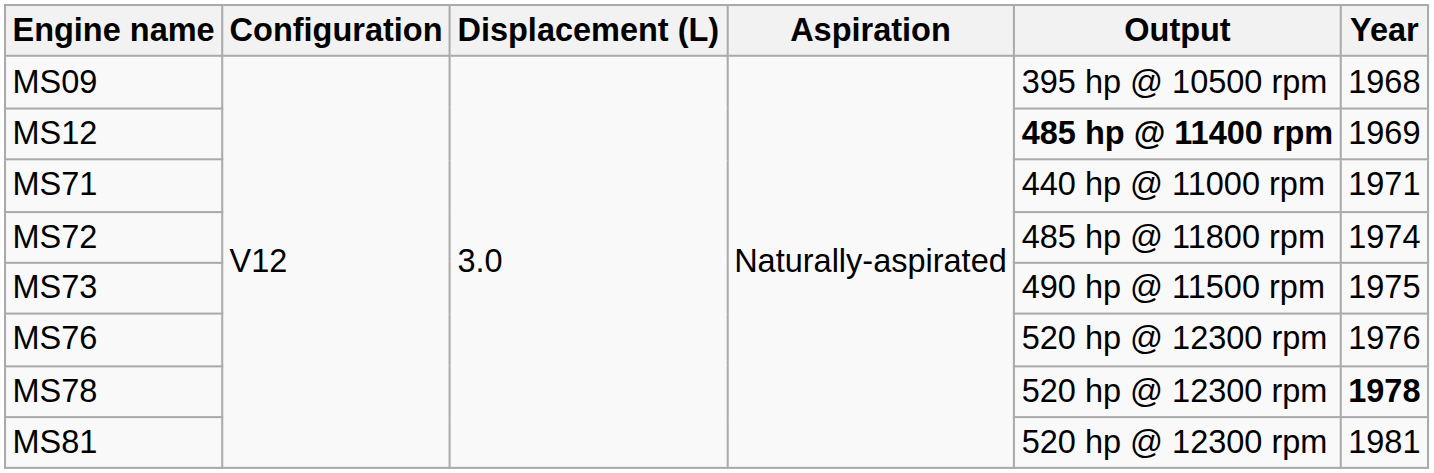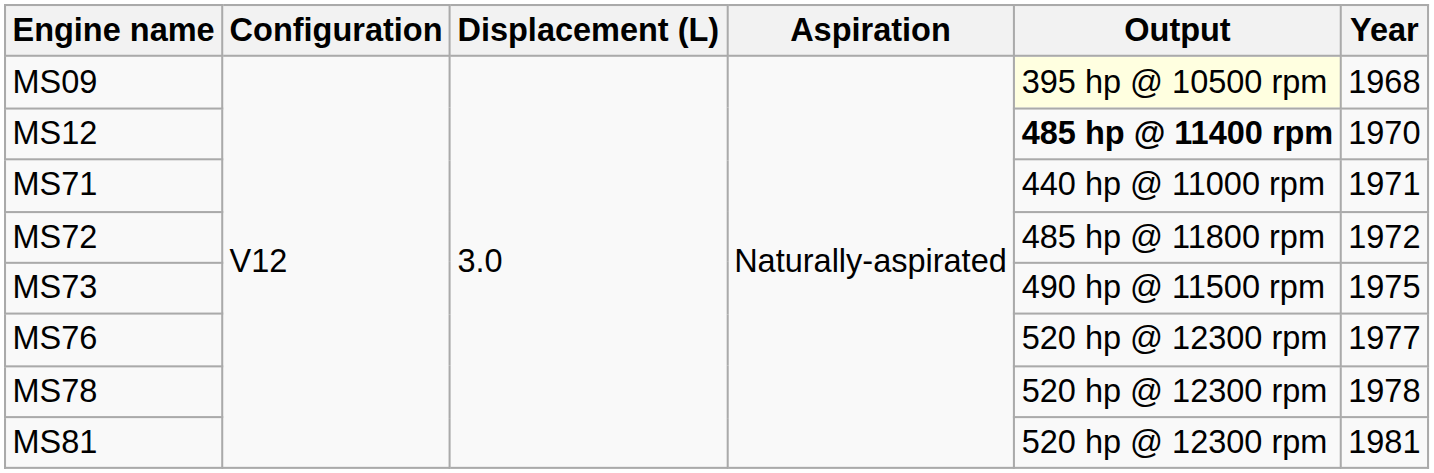(1175, 81) no background -> (1175, 81) lightyellow background
(1384, 133) 1969 -> (1384, 133) 1970
(1384, 236) 1974 -> (1384, 236) 1972
(1384, 339) 1976 -> (1384, 339) 1977
(1384, 390) bold -> (1384, 390) normal
